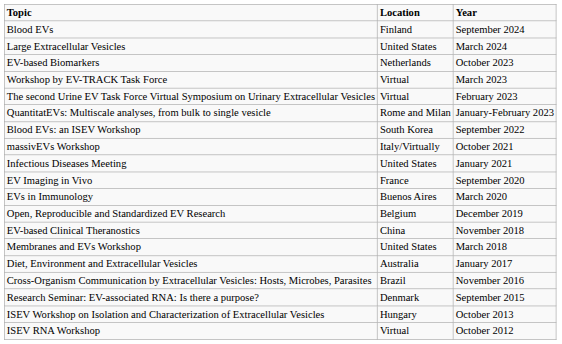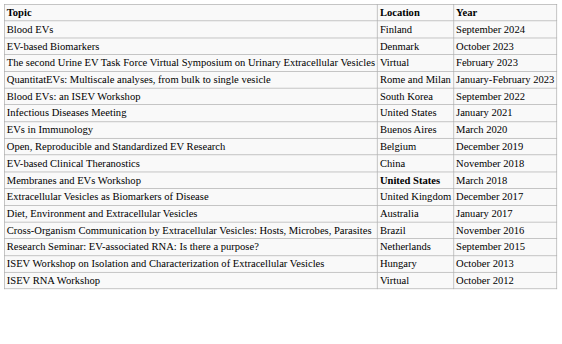- row: (66, 46)
(405, 63) Netherlands -> (400, 46) Denmark
- row: (87, 79)
- row: (53, 146)
- row: (50, 180)
(408, 247) normal -> (410, 180) bold
+ row: (108, 197)
(400, 297) Denmark -> (405, 247) Netherlands
